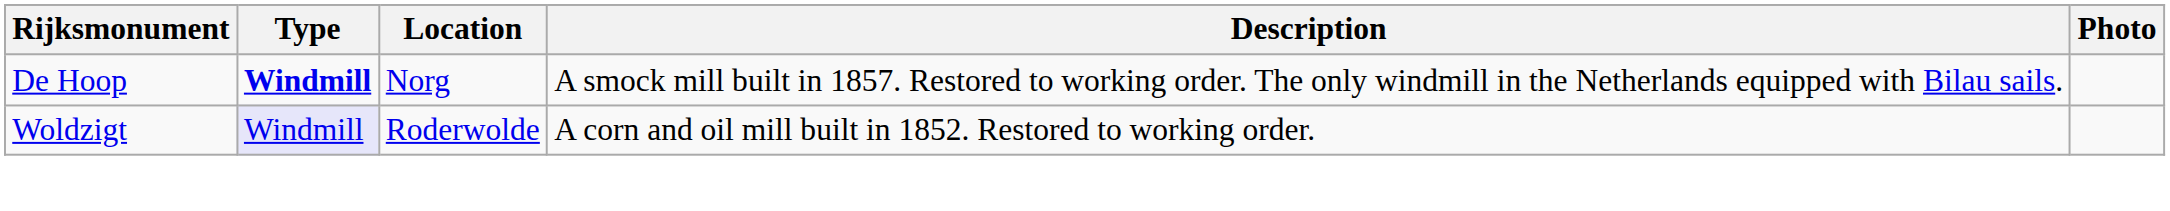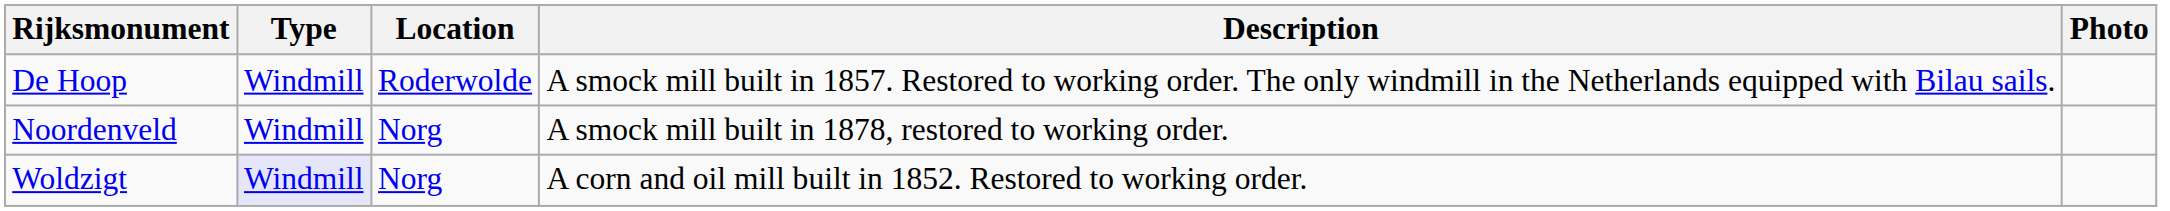(308, 79) bold -> (304, 79) normal
(418, 79) Norg -> (455, 79) Roderwolde
+ row: (95, 129)
(463, 129) Roderwolde -> (410, 179) Norg
